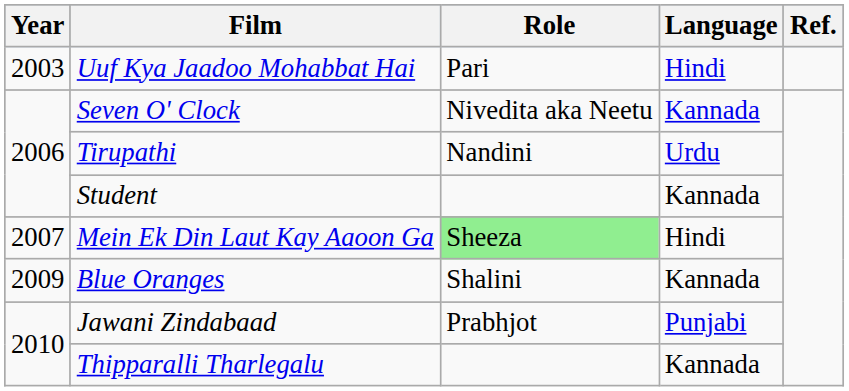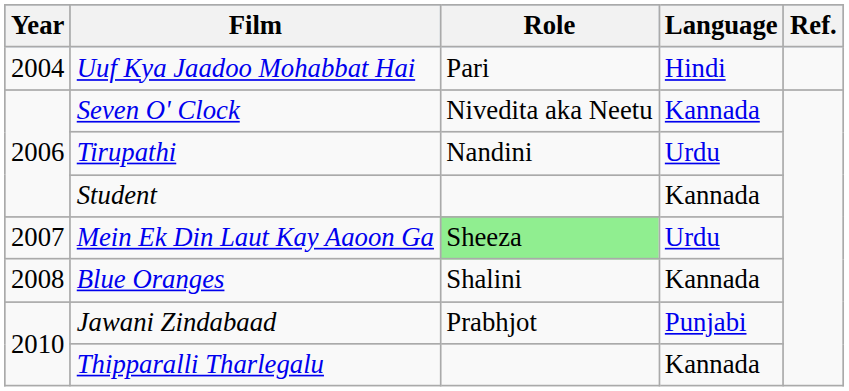(38, 68) 2003 -> (38, 68) 2004
(695, 237) Hindi -> (692, 237) Urdu
(38, 279) 2009 -> (38, 279) 2008
